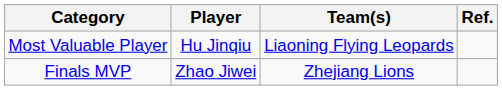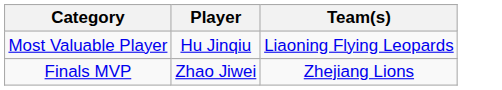- column: (478, 17)
